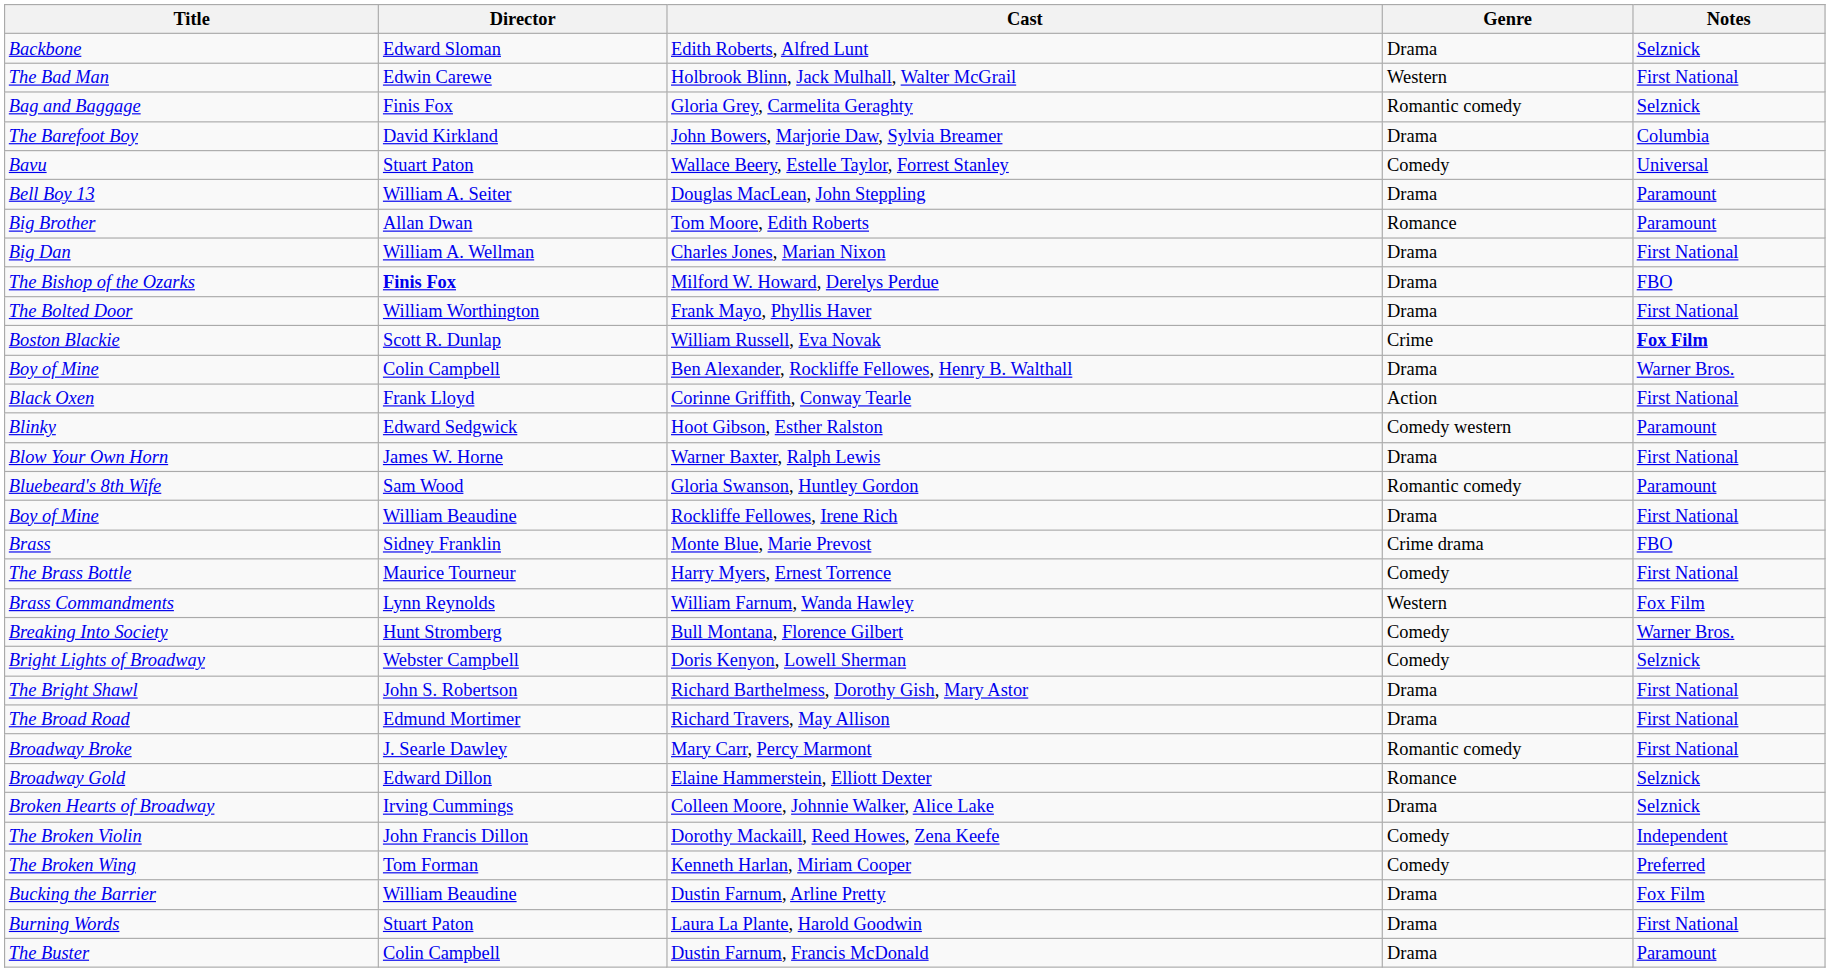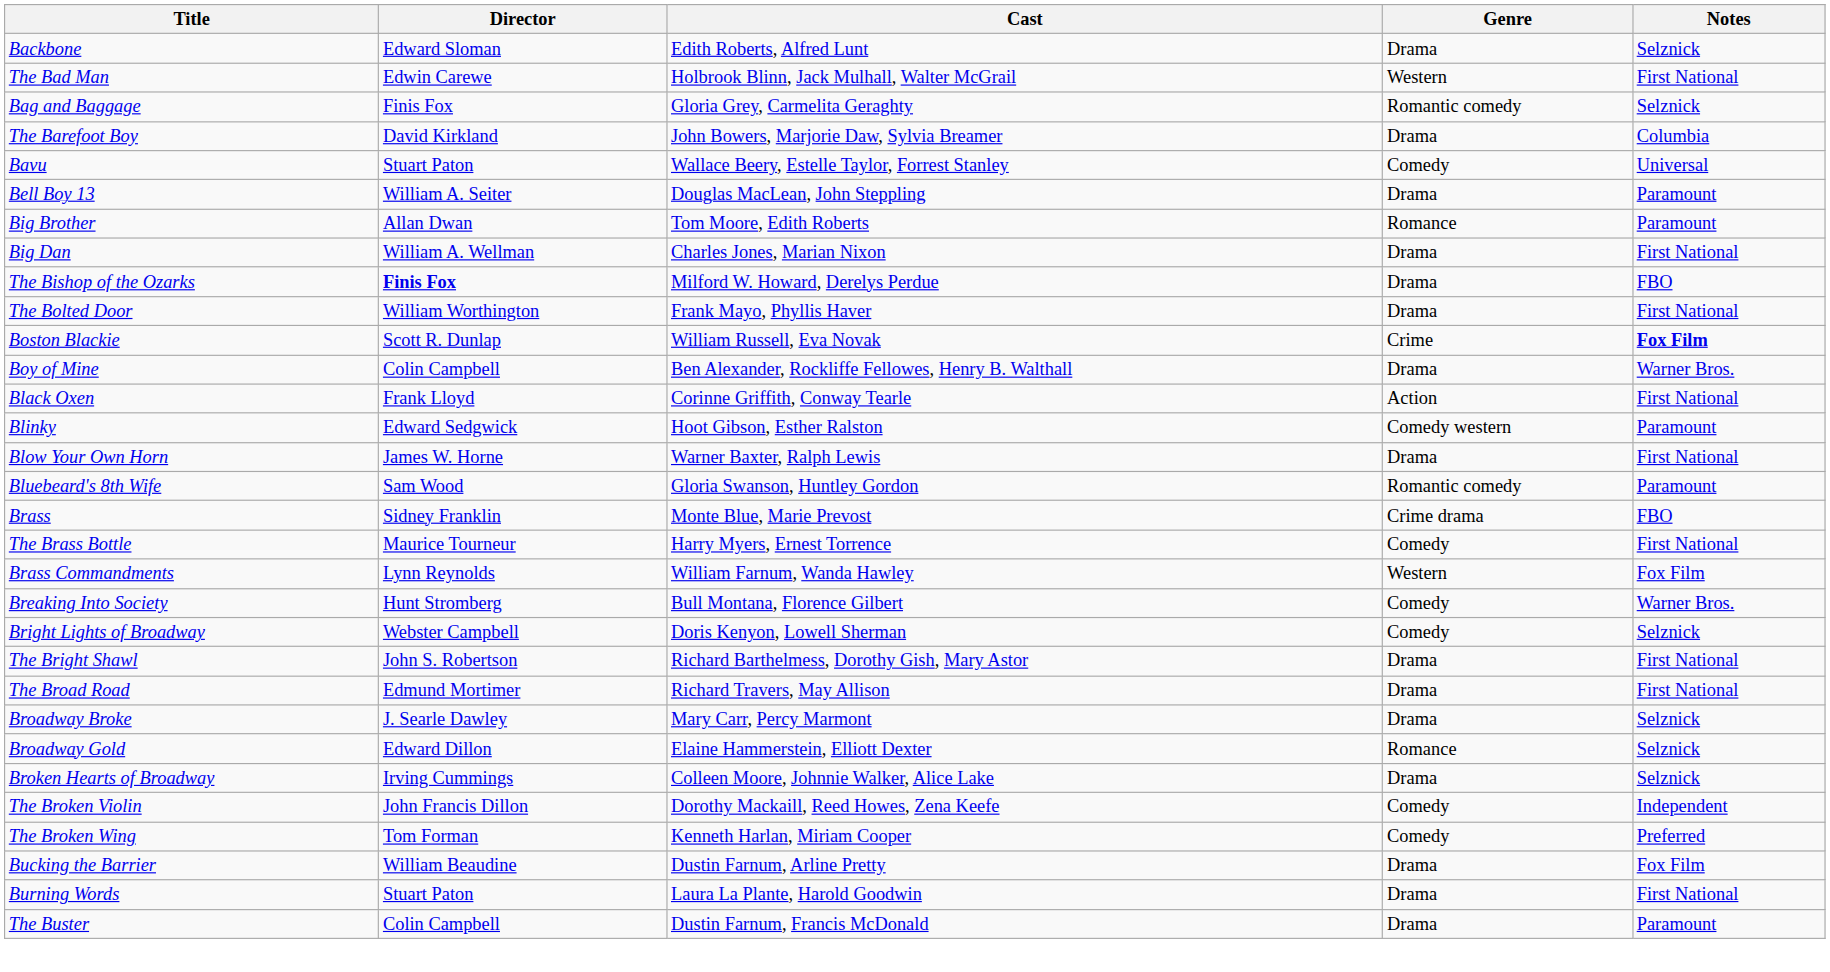- row: (784, 515)
(1454, 748) Romantic comedy -> (1412, 719) Drama
(1688, 748) First National -> (1668, 719) Selznick
